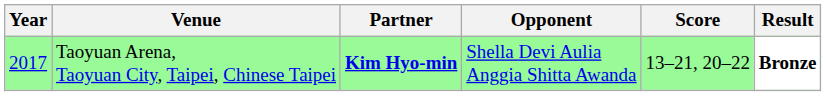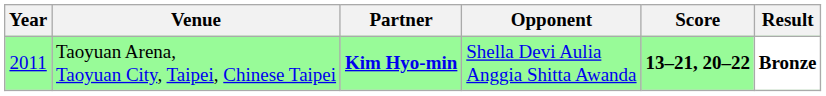(28, 63) 2017 -> (28, 63) 2011
(698, 63) normal -> (698, 63) bold
